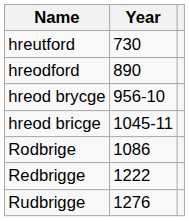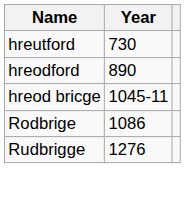- row: (57, 96)
- row: (47, 176)
